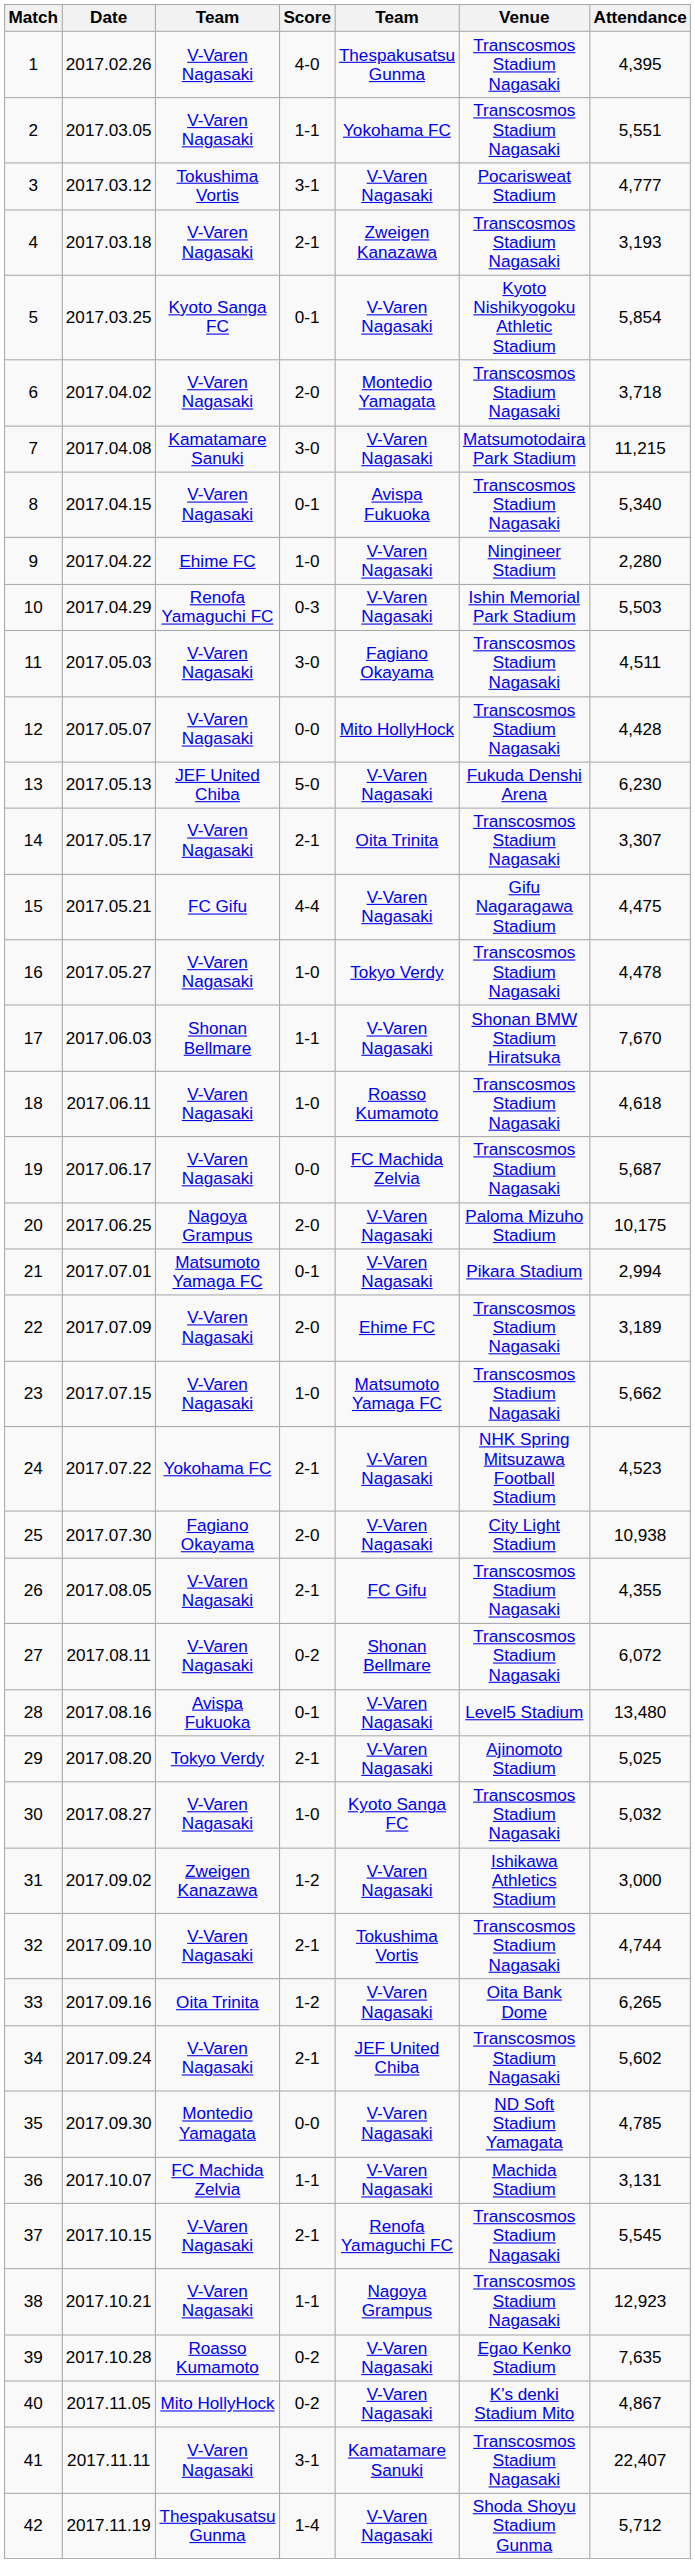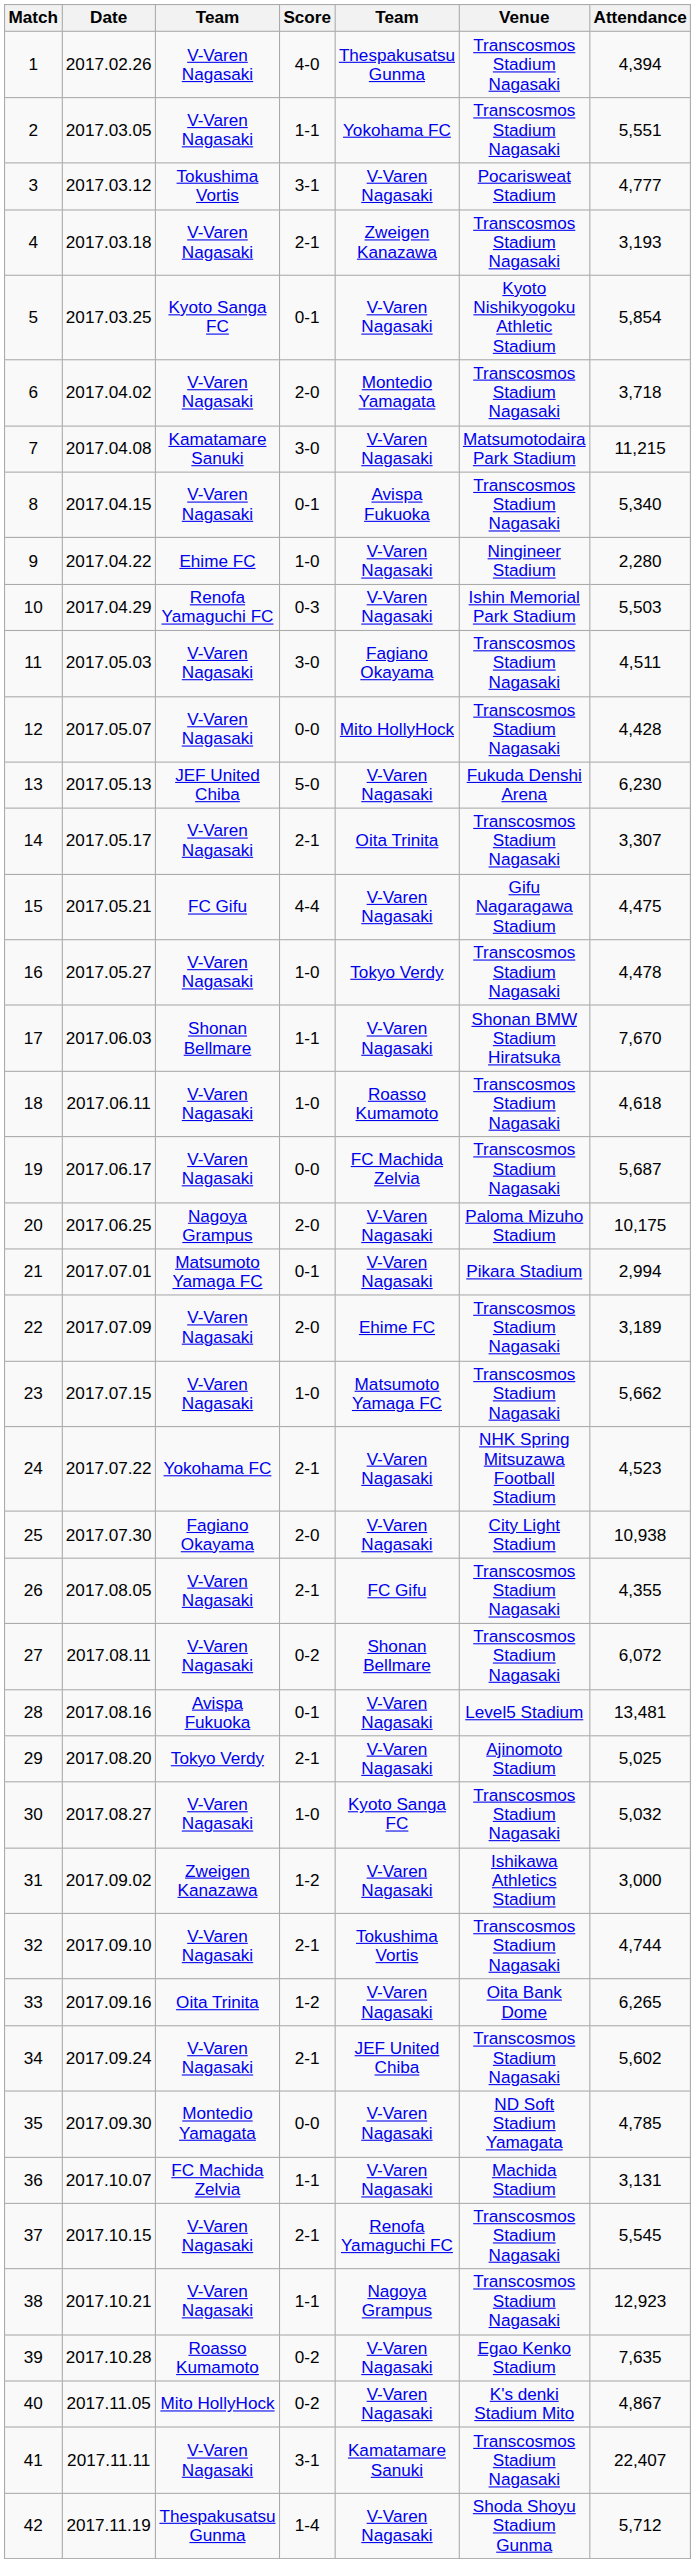(640, 64) 4,395 -> (640, 64) 4,394
(640, 1712) 13,480 -> (640, 1712) 13,481
